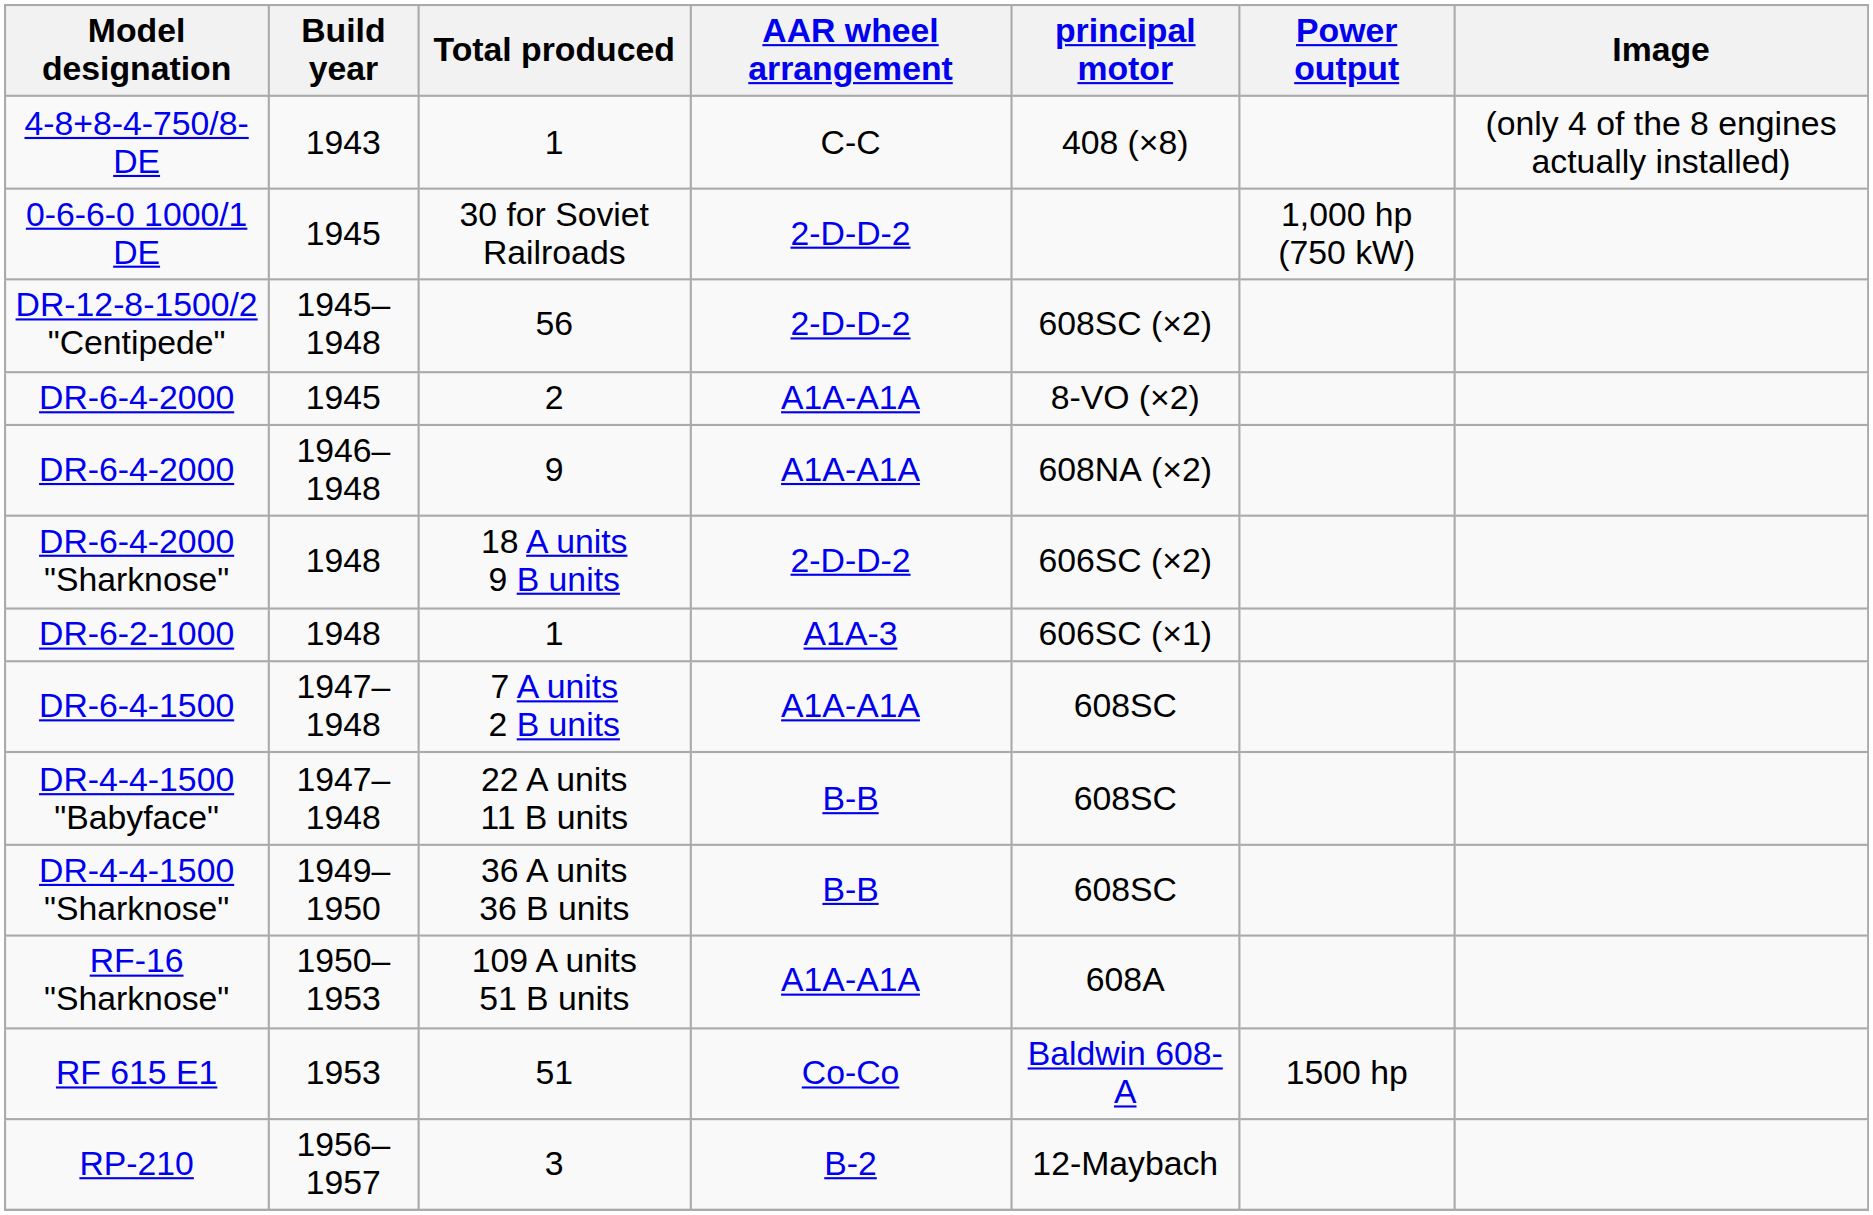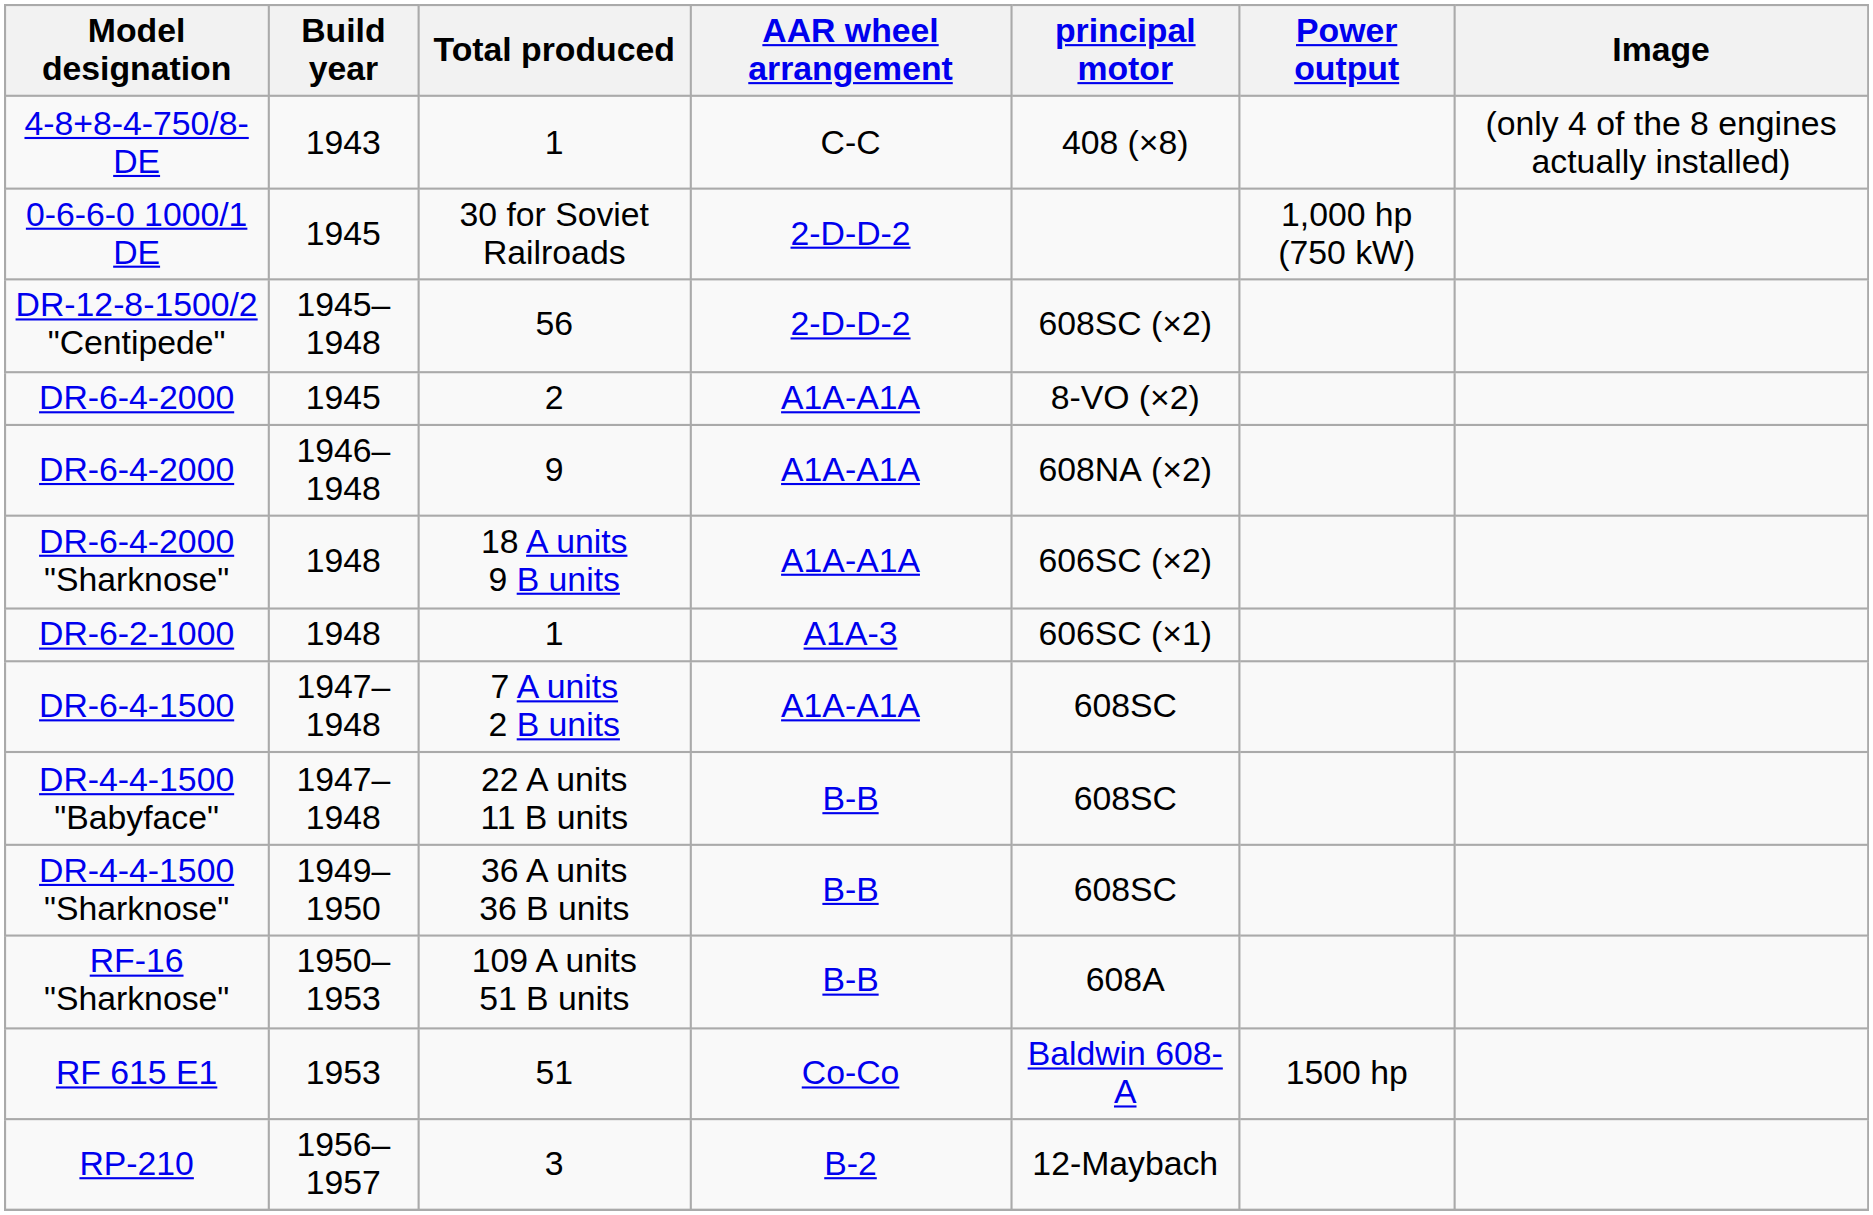(851, 561) 2-D-D-2 -> (851, 561) A1A-A1A
(851, 981) A1A-A1A -> (851, 981) B-B
